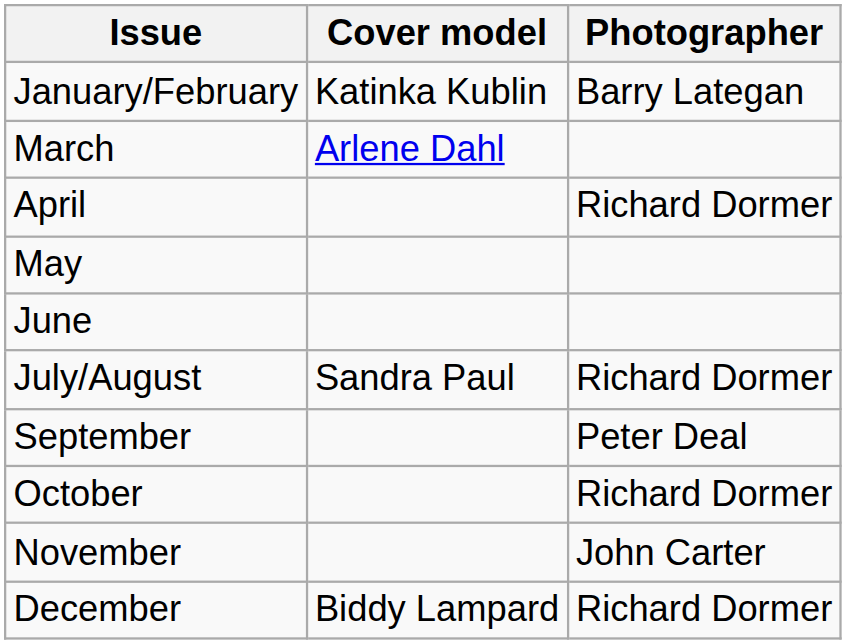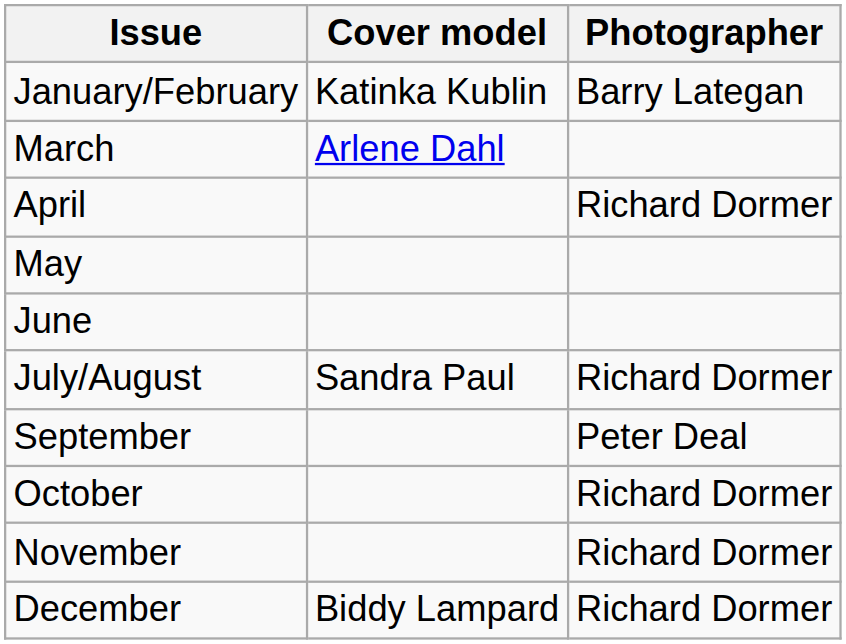(671, 551) John Carter -> (704, 551) Richard Dormer
